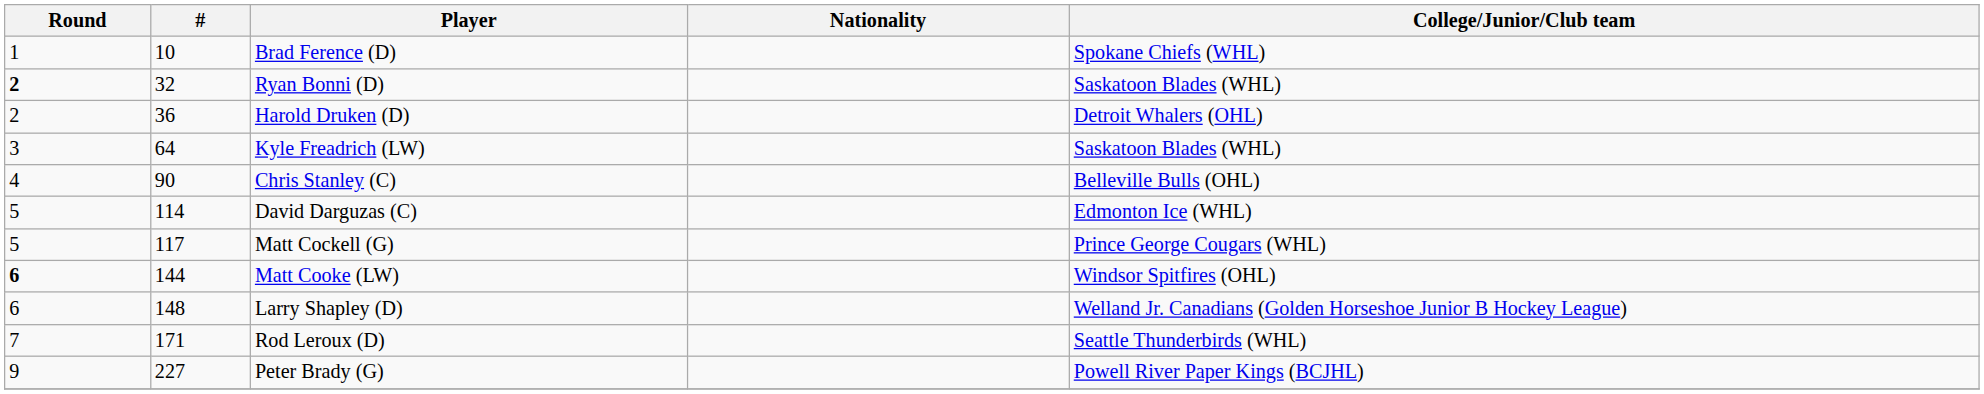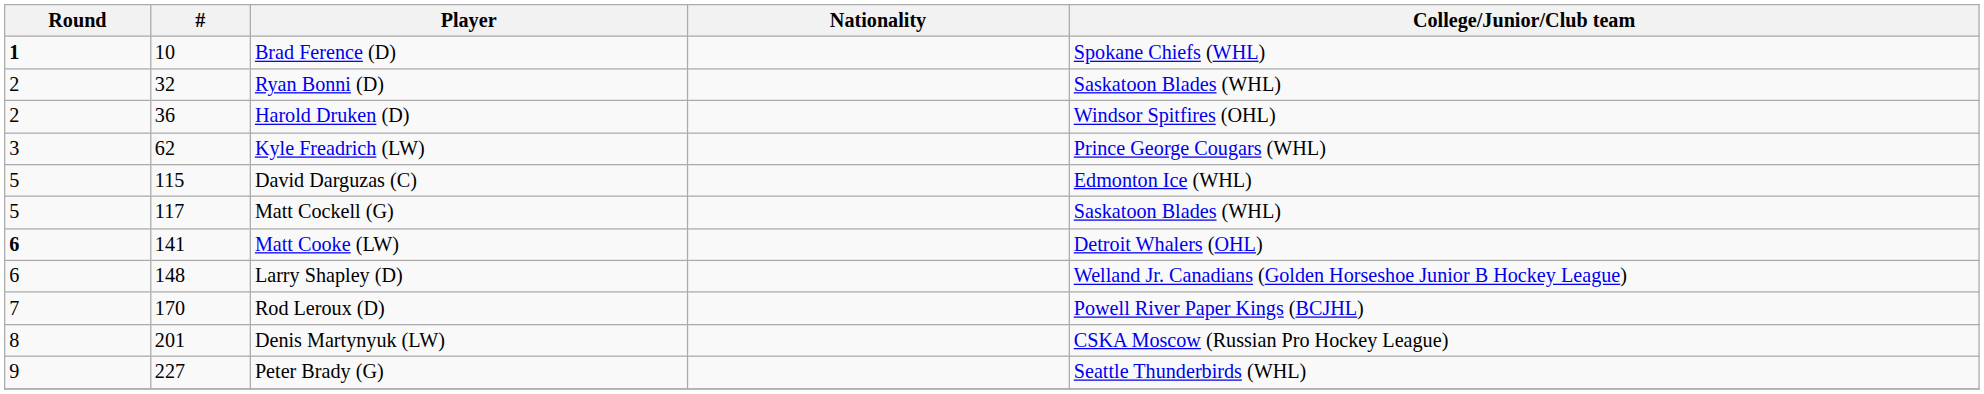(14, 52) normal -> (14, 52) bold
(14, 84) bold -> (14, 84) normal
(1168, 116) Detroit Whalers (OHL) -> (1175, 116) Windsor Spitfires (OHL)
(165, 148) 64 -> (165, 148) 62
(1177, 148) Saskatoon Blades (WHL) -> (1200, 148) Prince George Cougars (WHL)
- row: (325, 180)
(170, 212) 114 -> (170, 180) 115
(1200, 244) Prince George Cougars (WHL) -> (1177, 212) Saskatoon Blades (WHL)
(170, 276) 144 -> (170, 244) 141
(1175, 276) Windsor Spitfires (OHL) -> (1168, 244) Detroit Whalers (OHL)
(170, 340) 171 -> (170, 308) 170
(1190, 340) Seattle Thunderbirds (WHL) -> (1219, 308) Powell River Paper Kings (BCJHL)
+ row: (350, 340)
(1219, 372) Powell River Paper Kings (BCJHL) -> (1190, 372) Seattle Thunderbirds (WHL)
